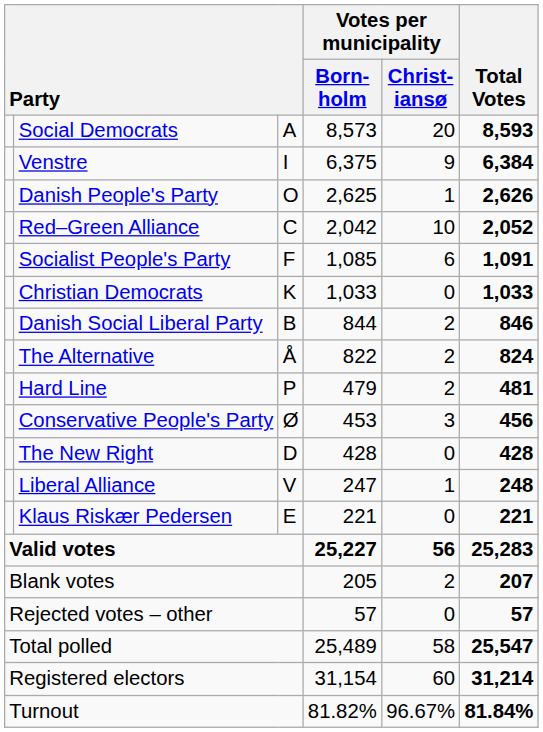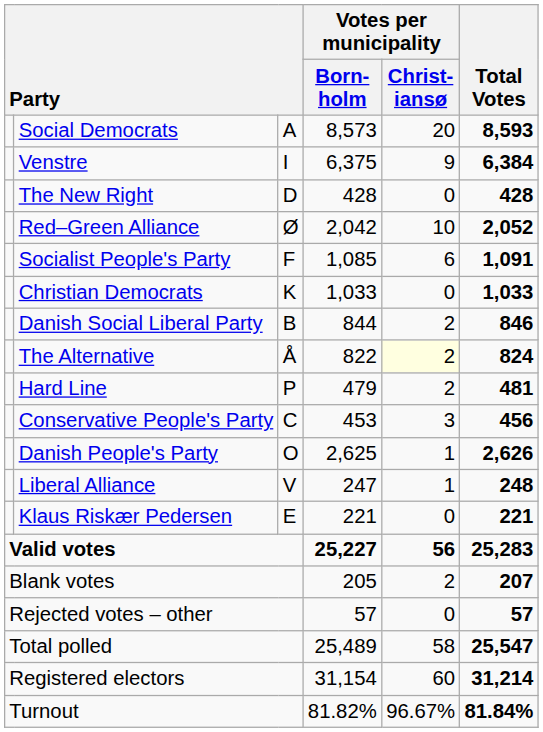rows swapped: (118, 195) <-> (86, 453)
(290, 227) C -> (291, 227) Ø
(449, 356) no background -> (449, 356) lightyellow background
(291, 420) Ø -> (290, 420) C
